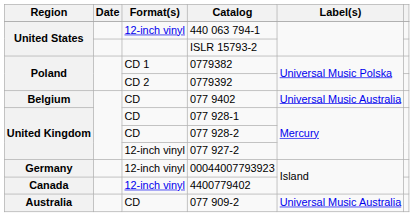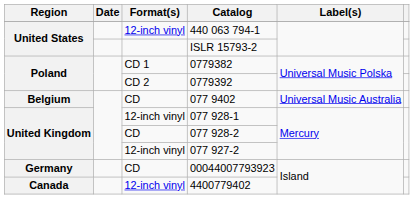(132, 116) CD -> (155, 116) 12-inch vinyl
(155, 168) 12-inch vinyl -> (132, 168) CD
- row: (214, 202)
